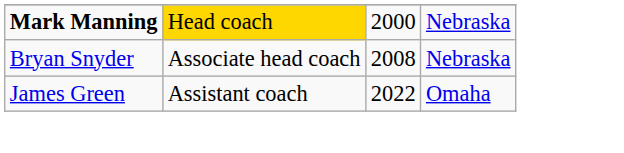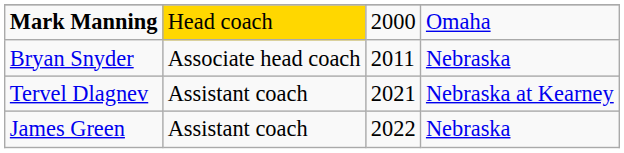(468, 22) Nebraska -> (458, 22) Omaha
(393, 57) 2008 -> (393, 57) 2011
+ row: (79, 93)
(458, 93) Omaha -> (468, 128) Nebraska
